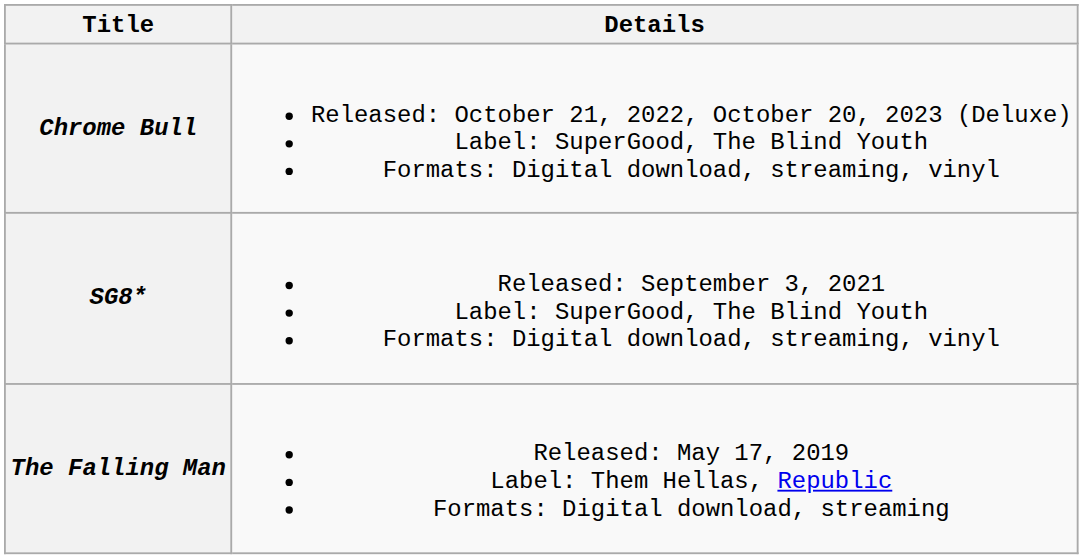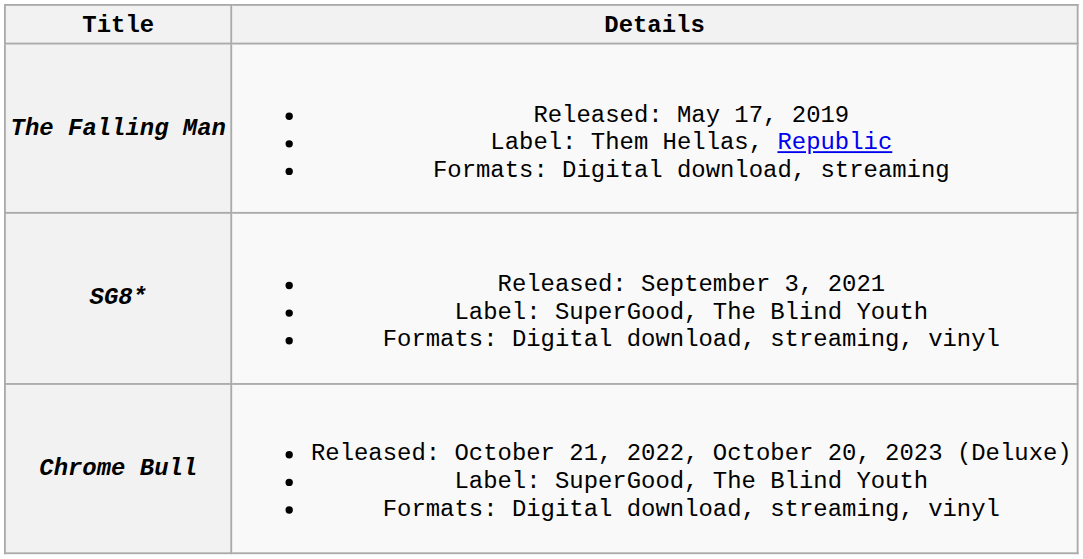rows swapped: (118, 468) <-> (118, 129)
